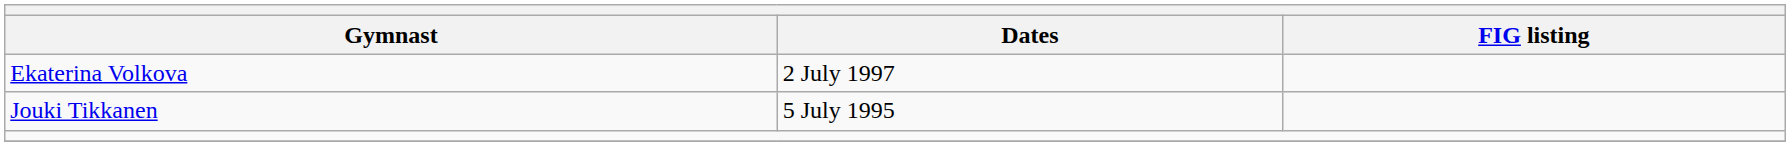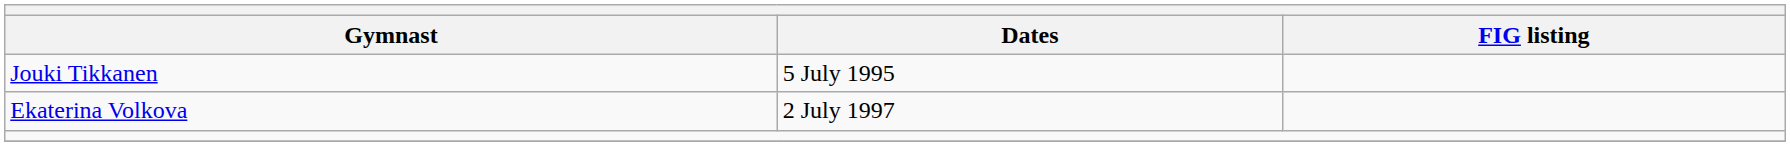rows swapped: (84, 110) <-> (99, 72)
